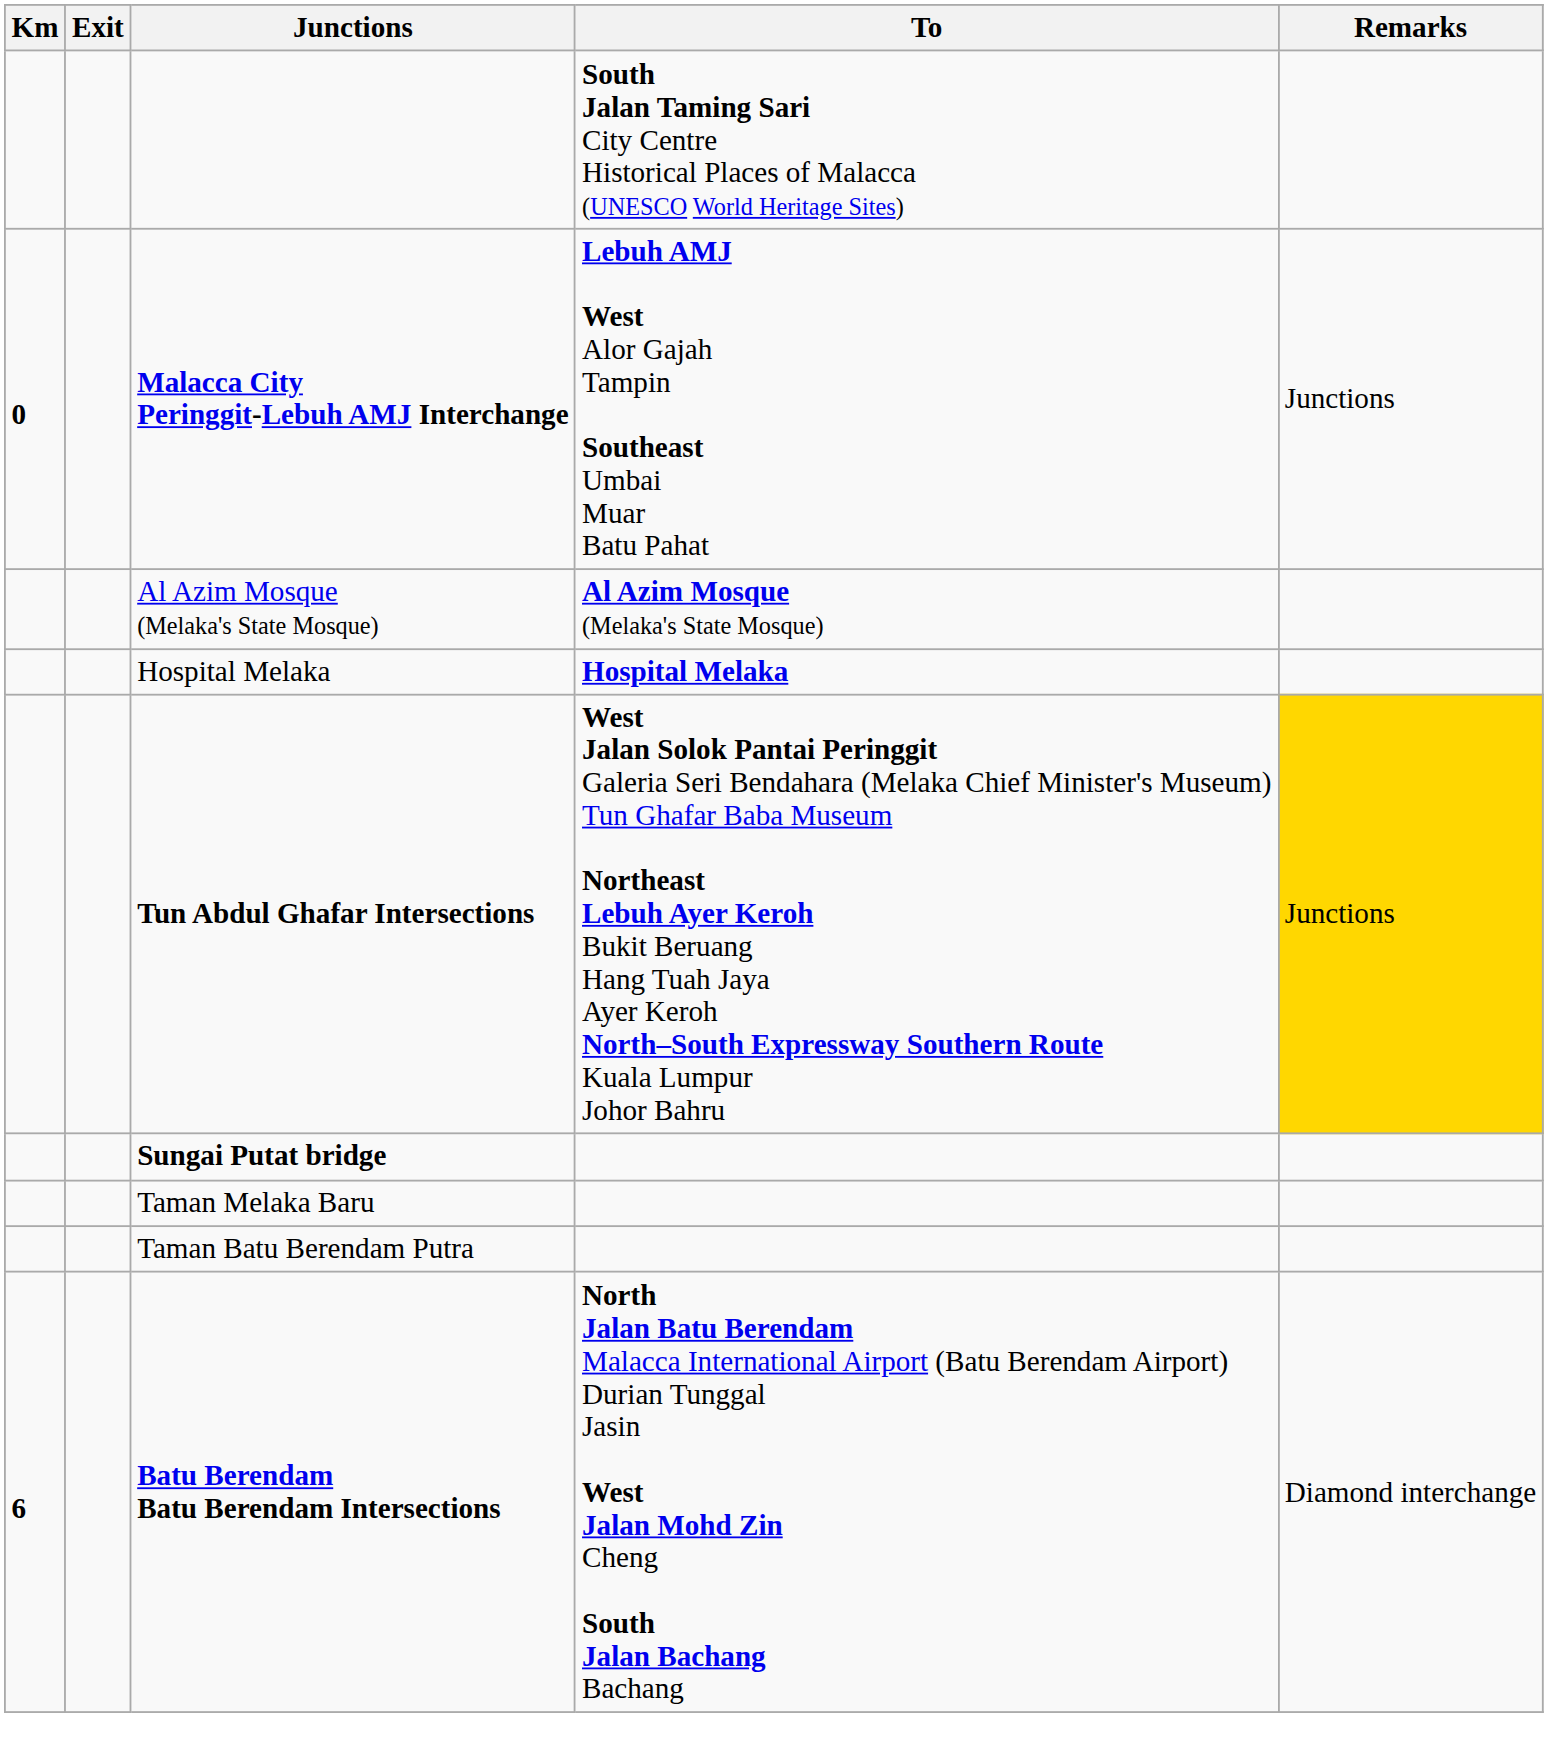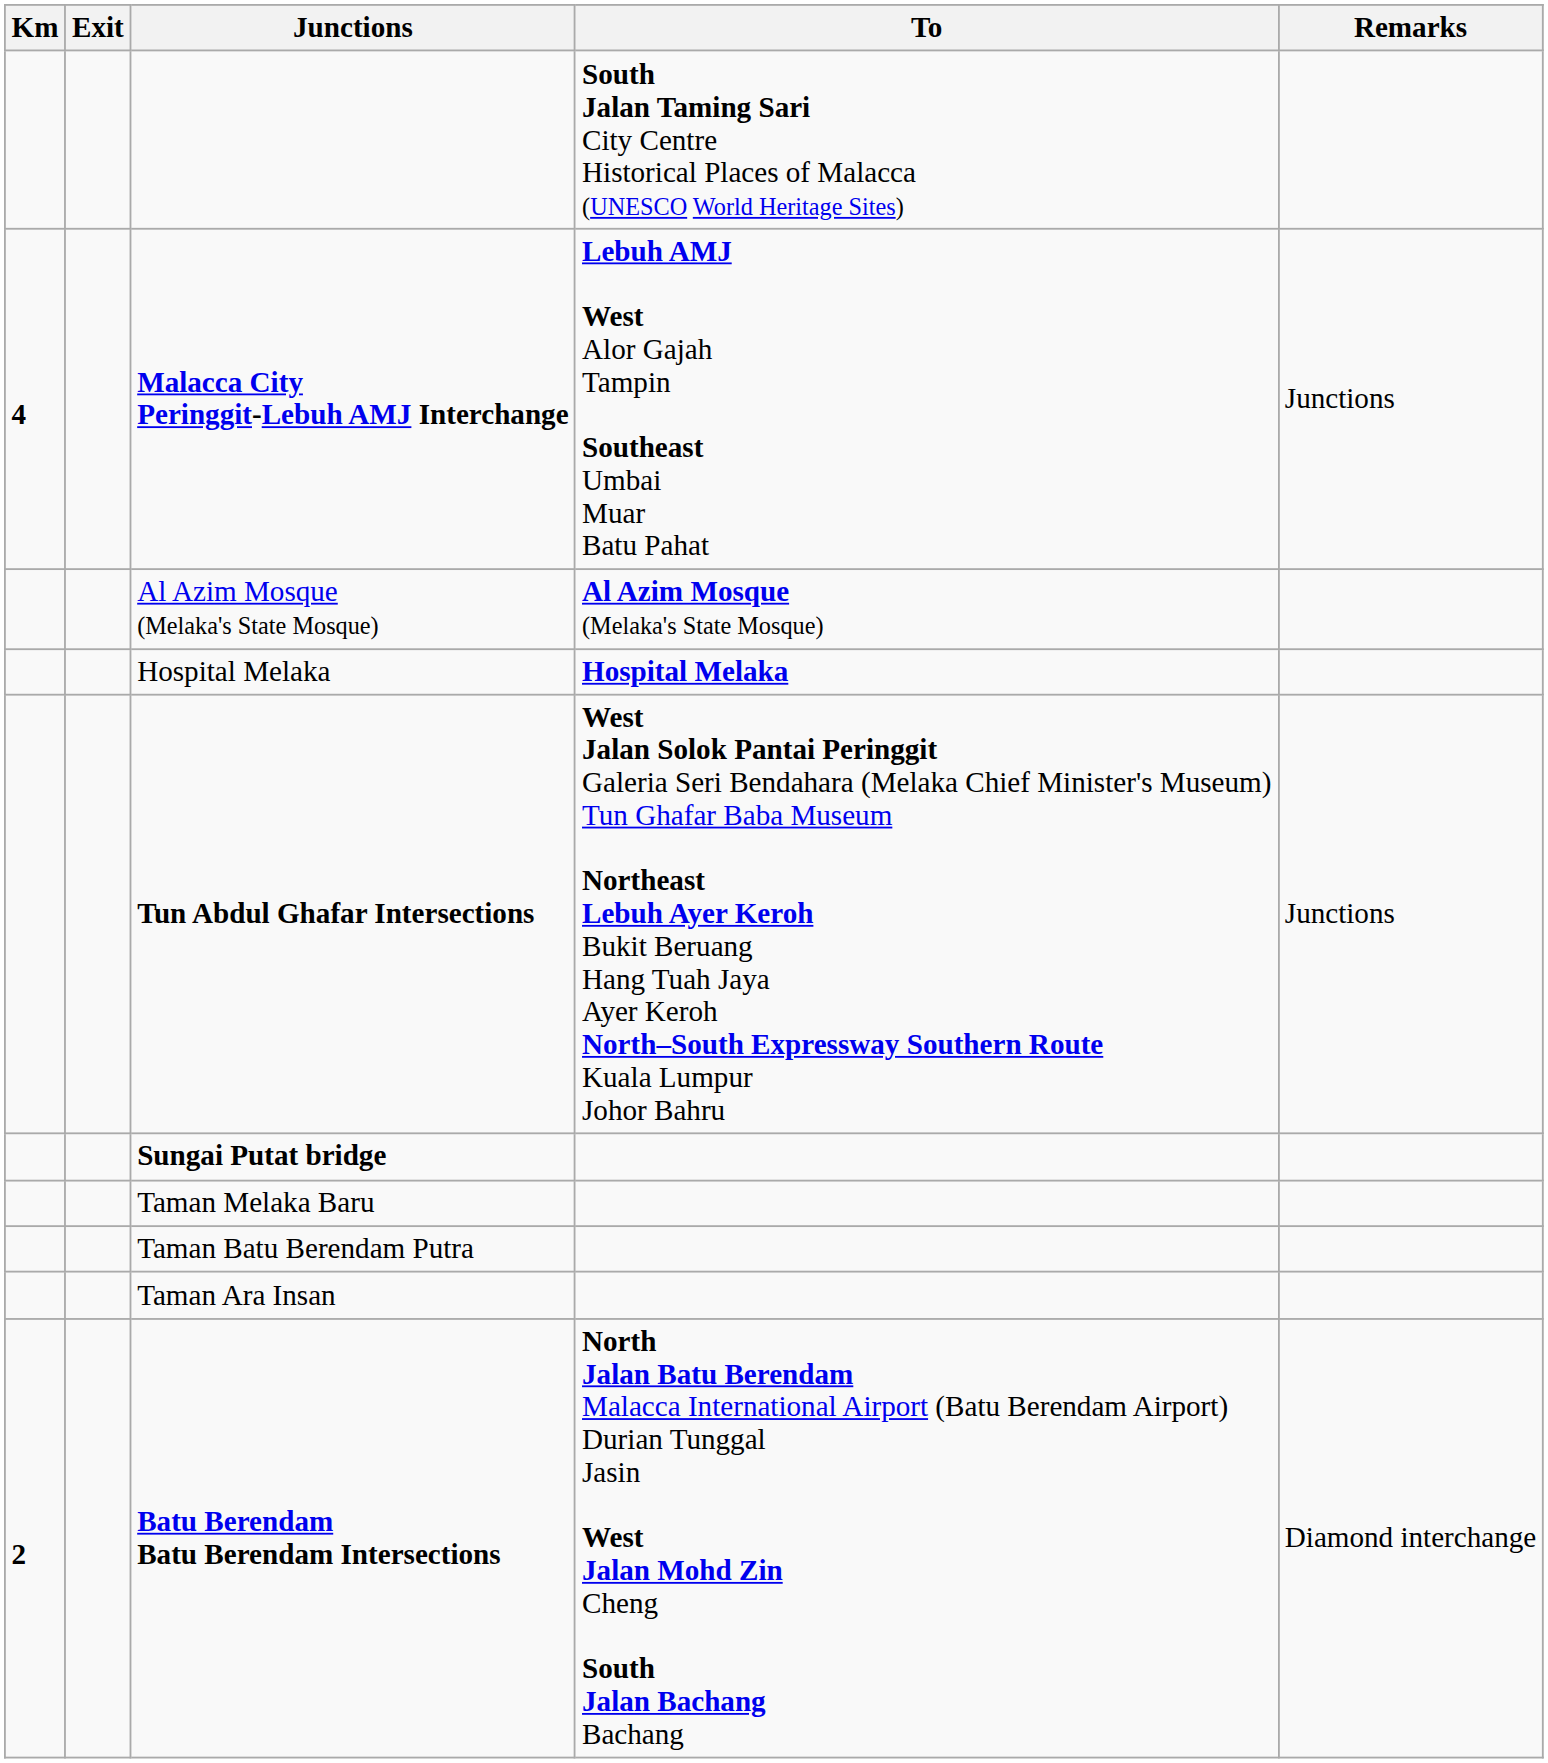(19, 414) 0 -> (19, 414) 4
(1340, 913) gold background -> (1340, 913) no background
+ row: (236, 1294)
(19, 1507) 6 -> (19, 1554) 2
